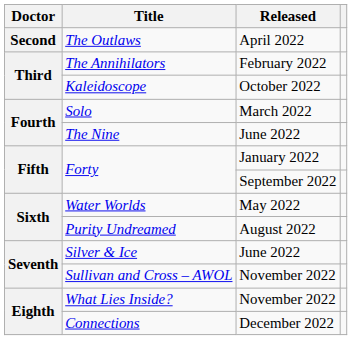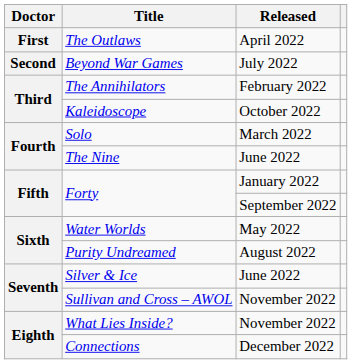(33, 39) Second -> (33, 39) First
+ row: (124, 63)
